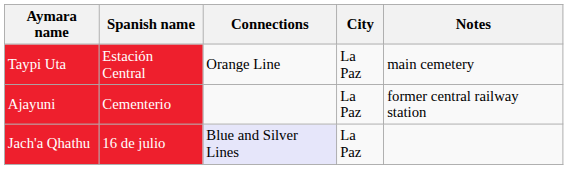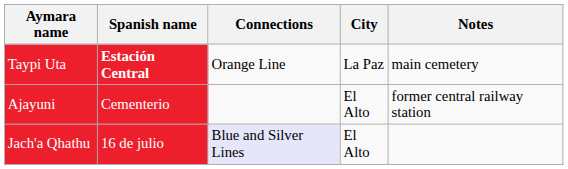(128, 64) normal -> (128, 64) bold
(351, 104) La Paz -> (357, 104) El Alto
(351, 144) La Paz -> (357, 144) El Alto
